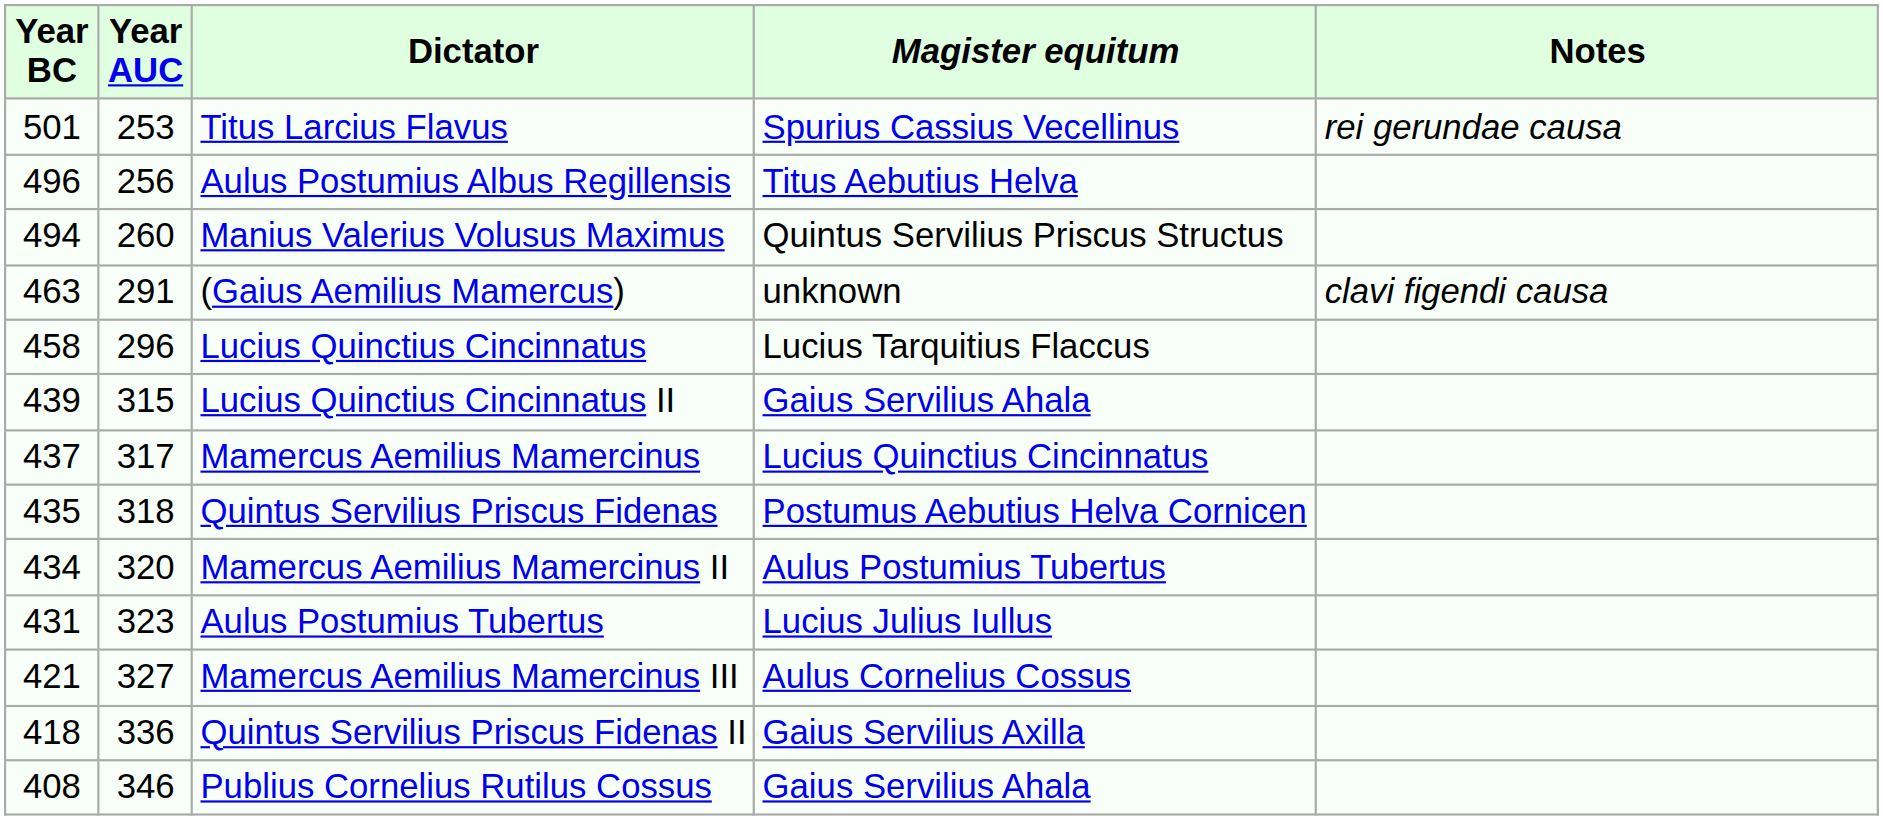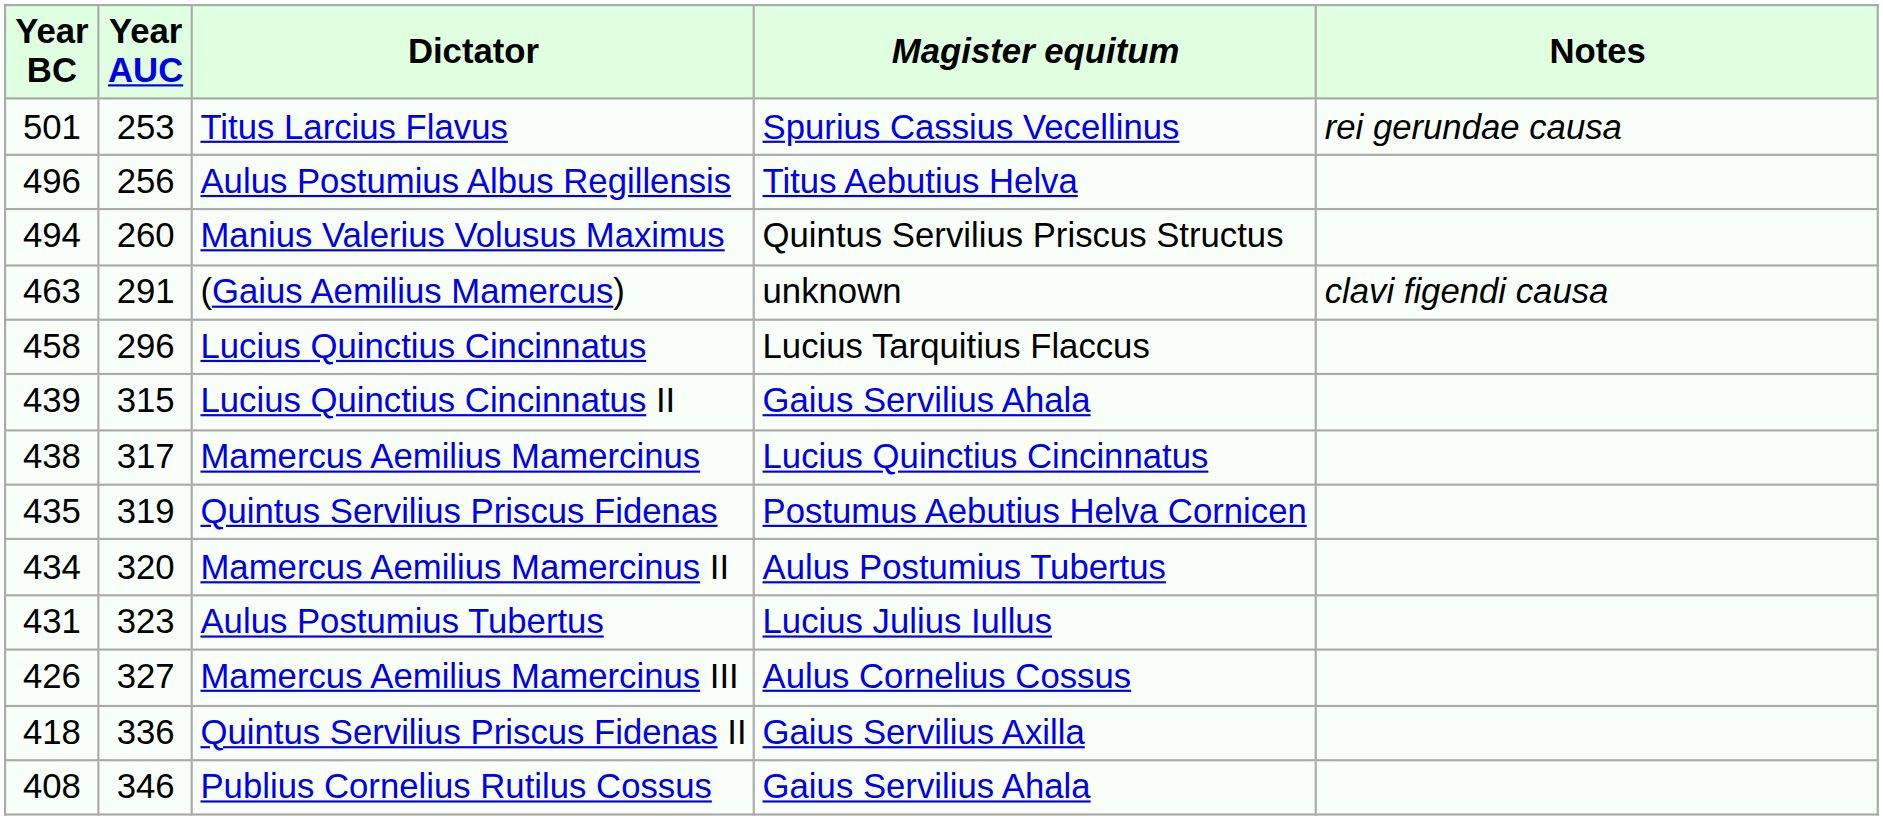(52, 456) 437 -> (52, 456) 438
(146, 511) 318 -> (146, 511) 319
(52, 676) 421 -> (52, 676) 426
